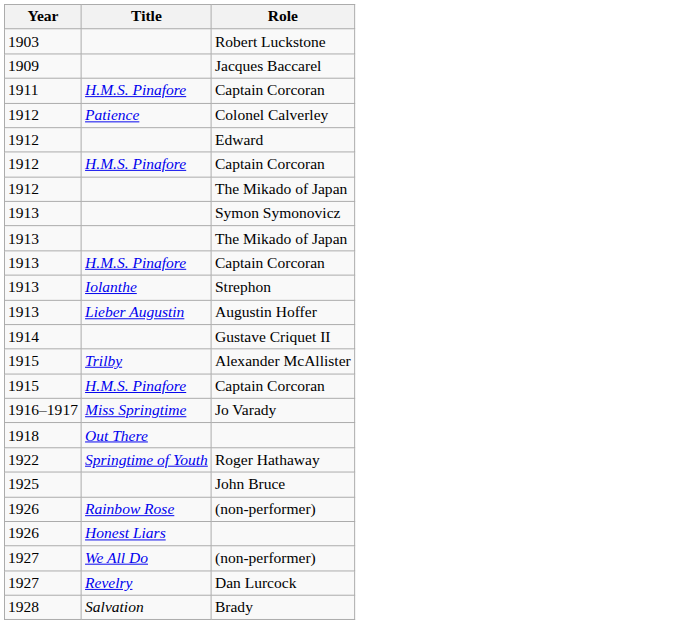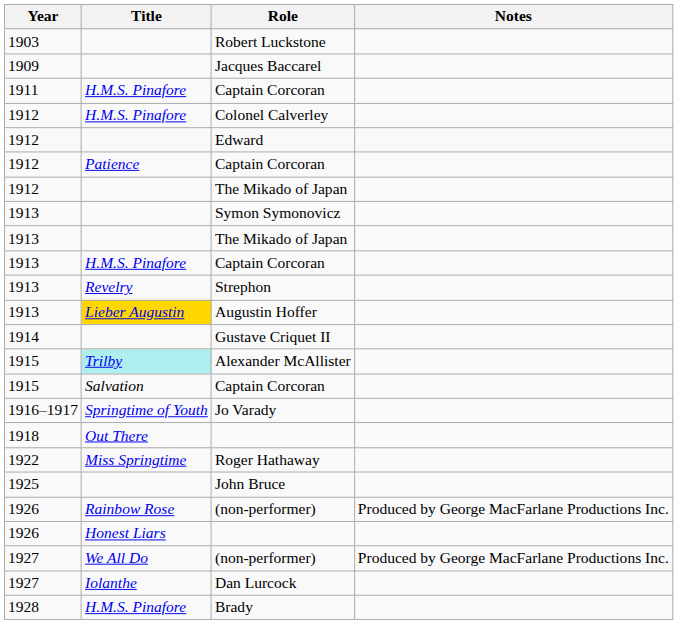+ column: (513, 16)
(112, 115) Patience -> (136, 115) H.M.S. Pinafore
(136, 164) H.M.S. Pinafore -> (112, 164) Patience
(111, 287) Iolanthe -> (109, 287) Revelry
(135, 312) no background -> (135, 312) gold background
(104, 361) no background -> (104, 361) paleturquoise background
(136, 386) H.M.S. Pinafore -> (114, 386) Salvation
(136, 410) Miss Springtime -> (146, 410) Springtime of Youth
(146, 459) Springtime of Youth -> (136, 459) Miss Springtime
(109, 582) Revelry -> (111, 582) Iolanthe
(114, 607) Salvation -> (136, 607) H.M.S. Pinafore
